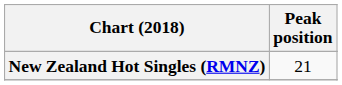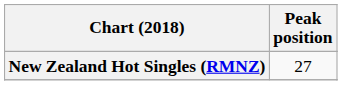(303, 65) 21 -> (303, 65) 27
